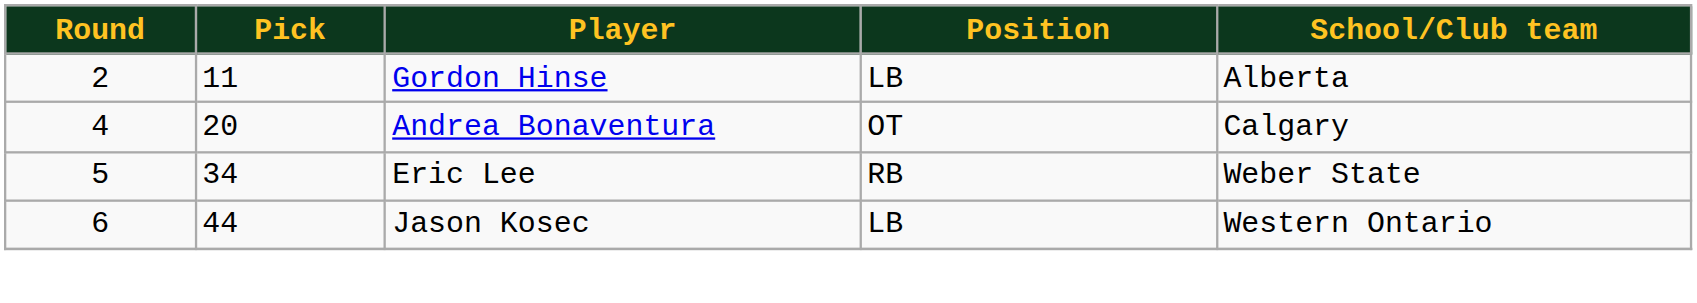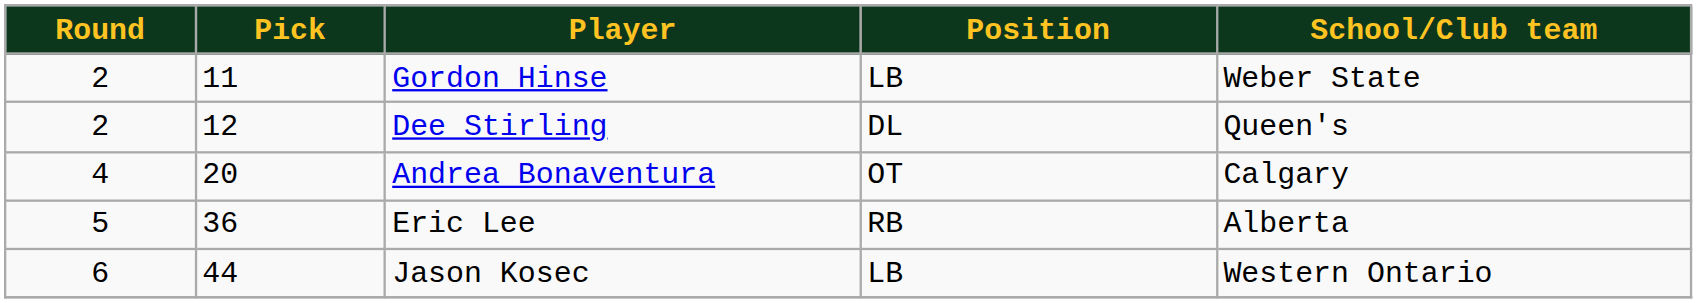(1286, 78) Alberta -> (1322, 78) Weber State
+ row: (500, 127)
(220, 176) 34 -> (220, 224) 36
(1322, 176) Weber State -> (1286, 224) Alberta
